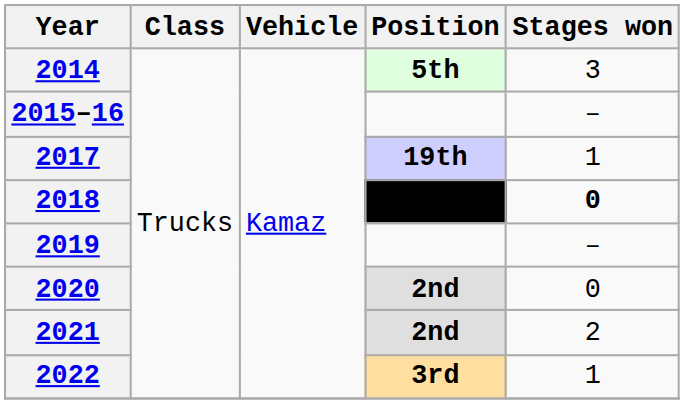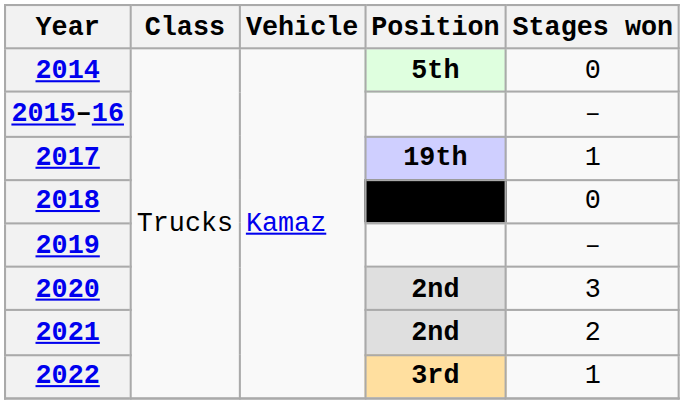(593, 70) 3 -> (593, 70) 0
(593, 201) bold -> (593, 201) normal
(593, 289) 0 -> (593, 289) 3
